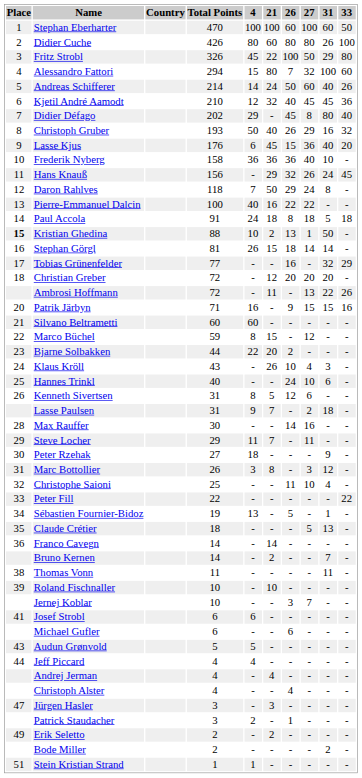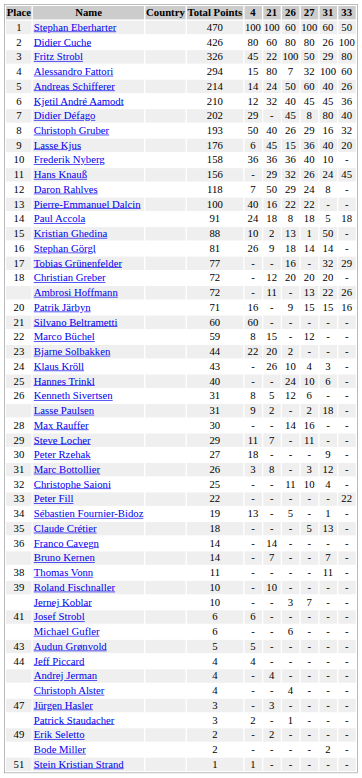(19, 233) bold -> (19, 233) normal
(272, 248) 15 -> (272, 248) 9
(272, 410) 7 -> (272, 410) 2
(272, 558) 2 -> (272, 558) 7
